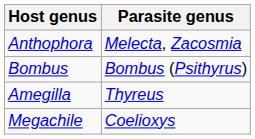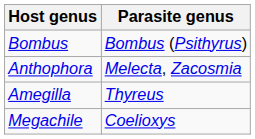rows swapped: (38, 69) <-> (50, 43)
